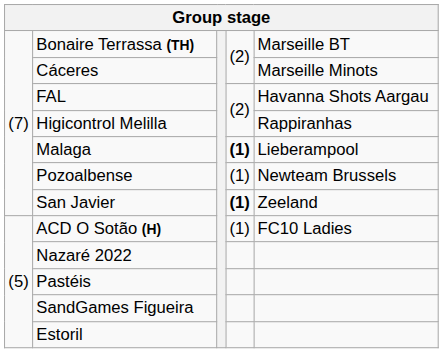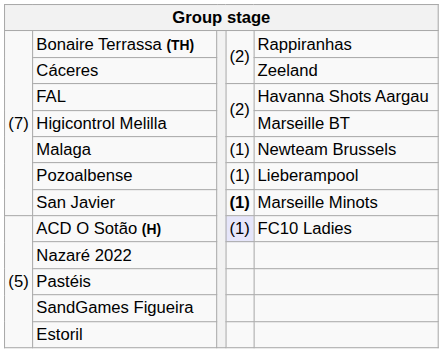(304, 44) Marseille BT -> (305, 44) Rappiranhas
(318, 70) Marseille Minots -> (288, 70) Zeeland
(305, 123) Rappiranhas -> (304, 123) Marseille BT
(240, 149) bold -> (240, 149) normal
(308, 149) Lieberampool -> (327, 149) Newteam Brussels
(327, 176) Newteam Brussels -> (308, 176) Lieberampool
(288, 202) Zeeland -> (318, 202) Marseille Minots
(240, 228) no background -> (240, 228) lavender background
